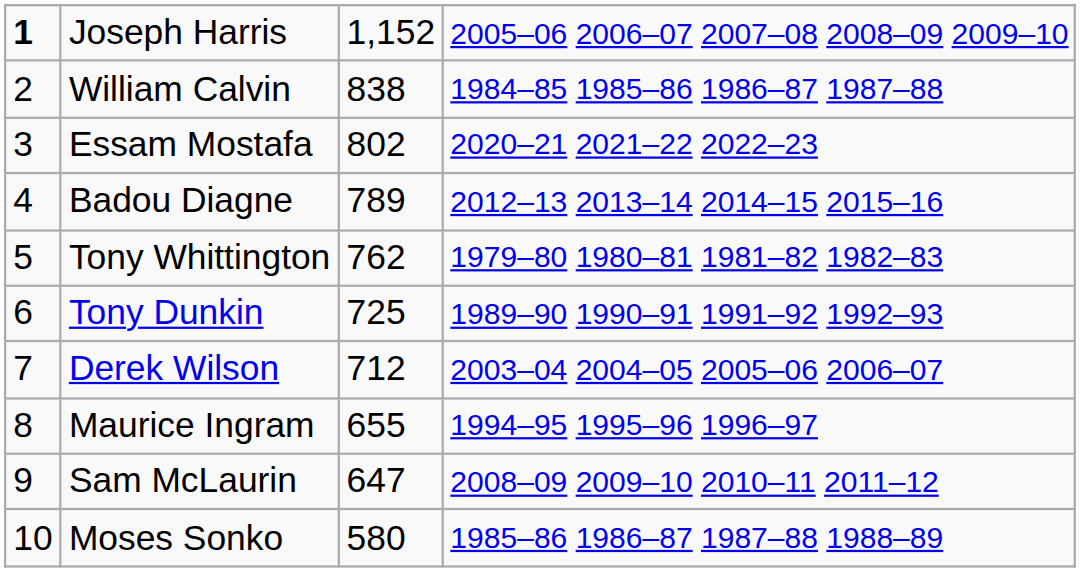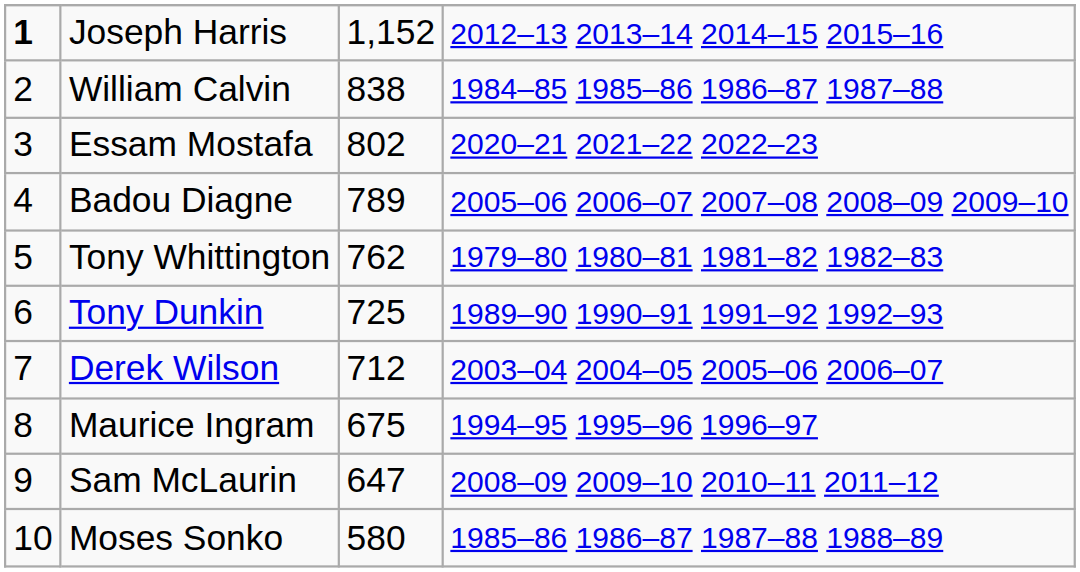(759, 33) 2005–06 2006–07 2007–08 2008–09 2009–10 -> (697, 33) 2012–13 2013–14 2014–15 2015–16
(697, 201) 2012–13 2013–14 2014–15 2015–16 -> (759, 201) 2005–06 2006–07 2007–08 2008–09 2009–10
(376, 425) 655 -> (376, 425) 675
